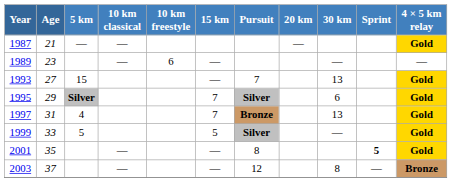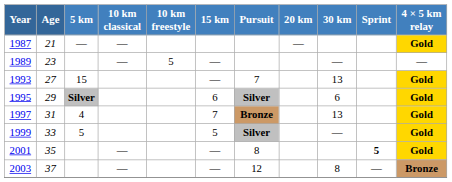(171, 61) 6 -> (171, 61) 5
(215, 97) 7 -> (215, 97) 6
